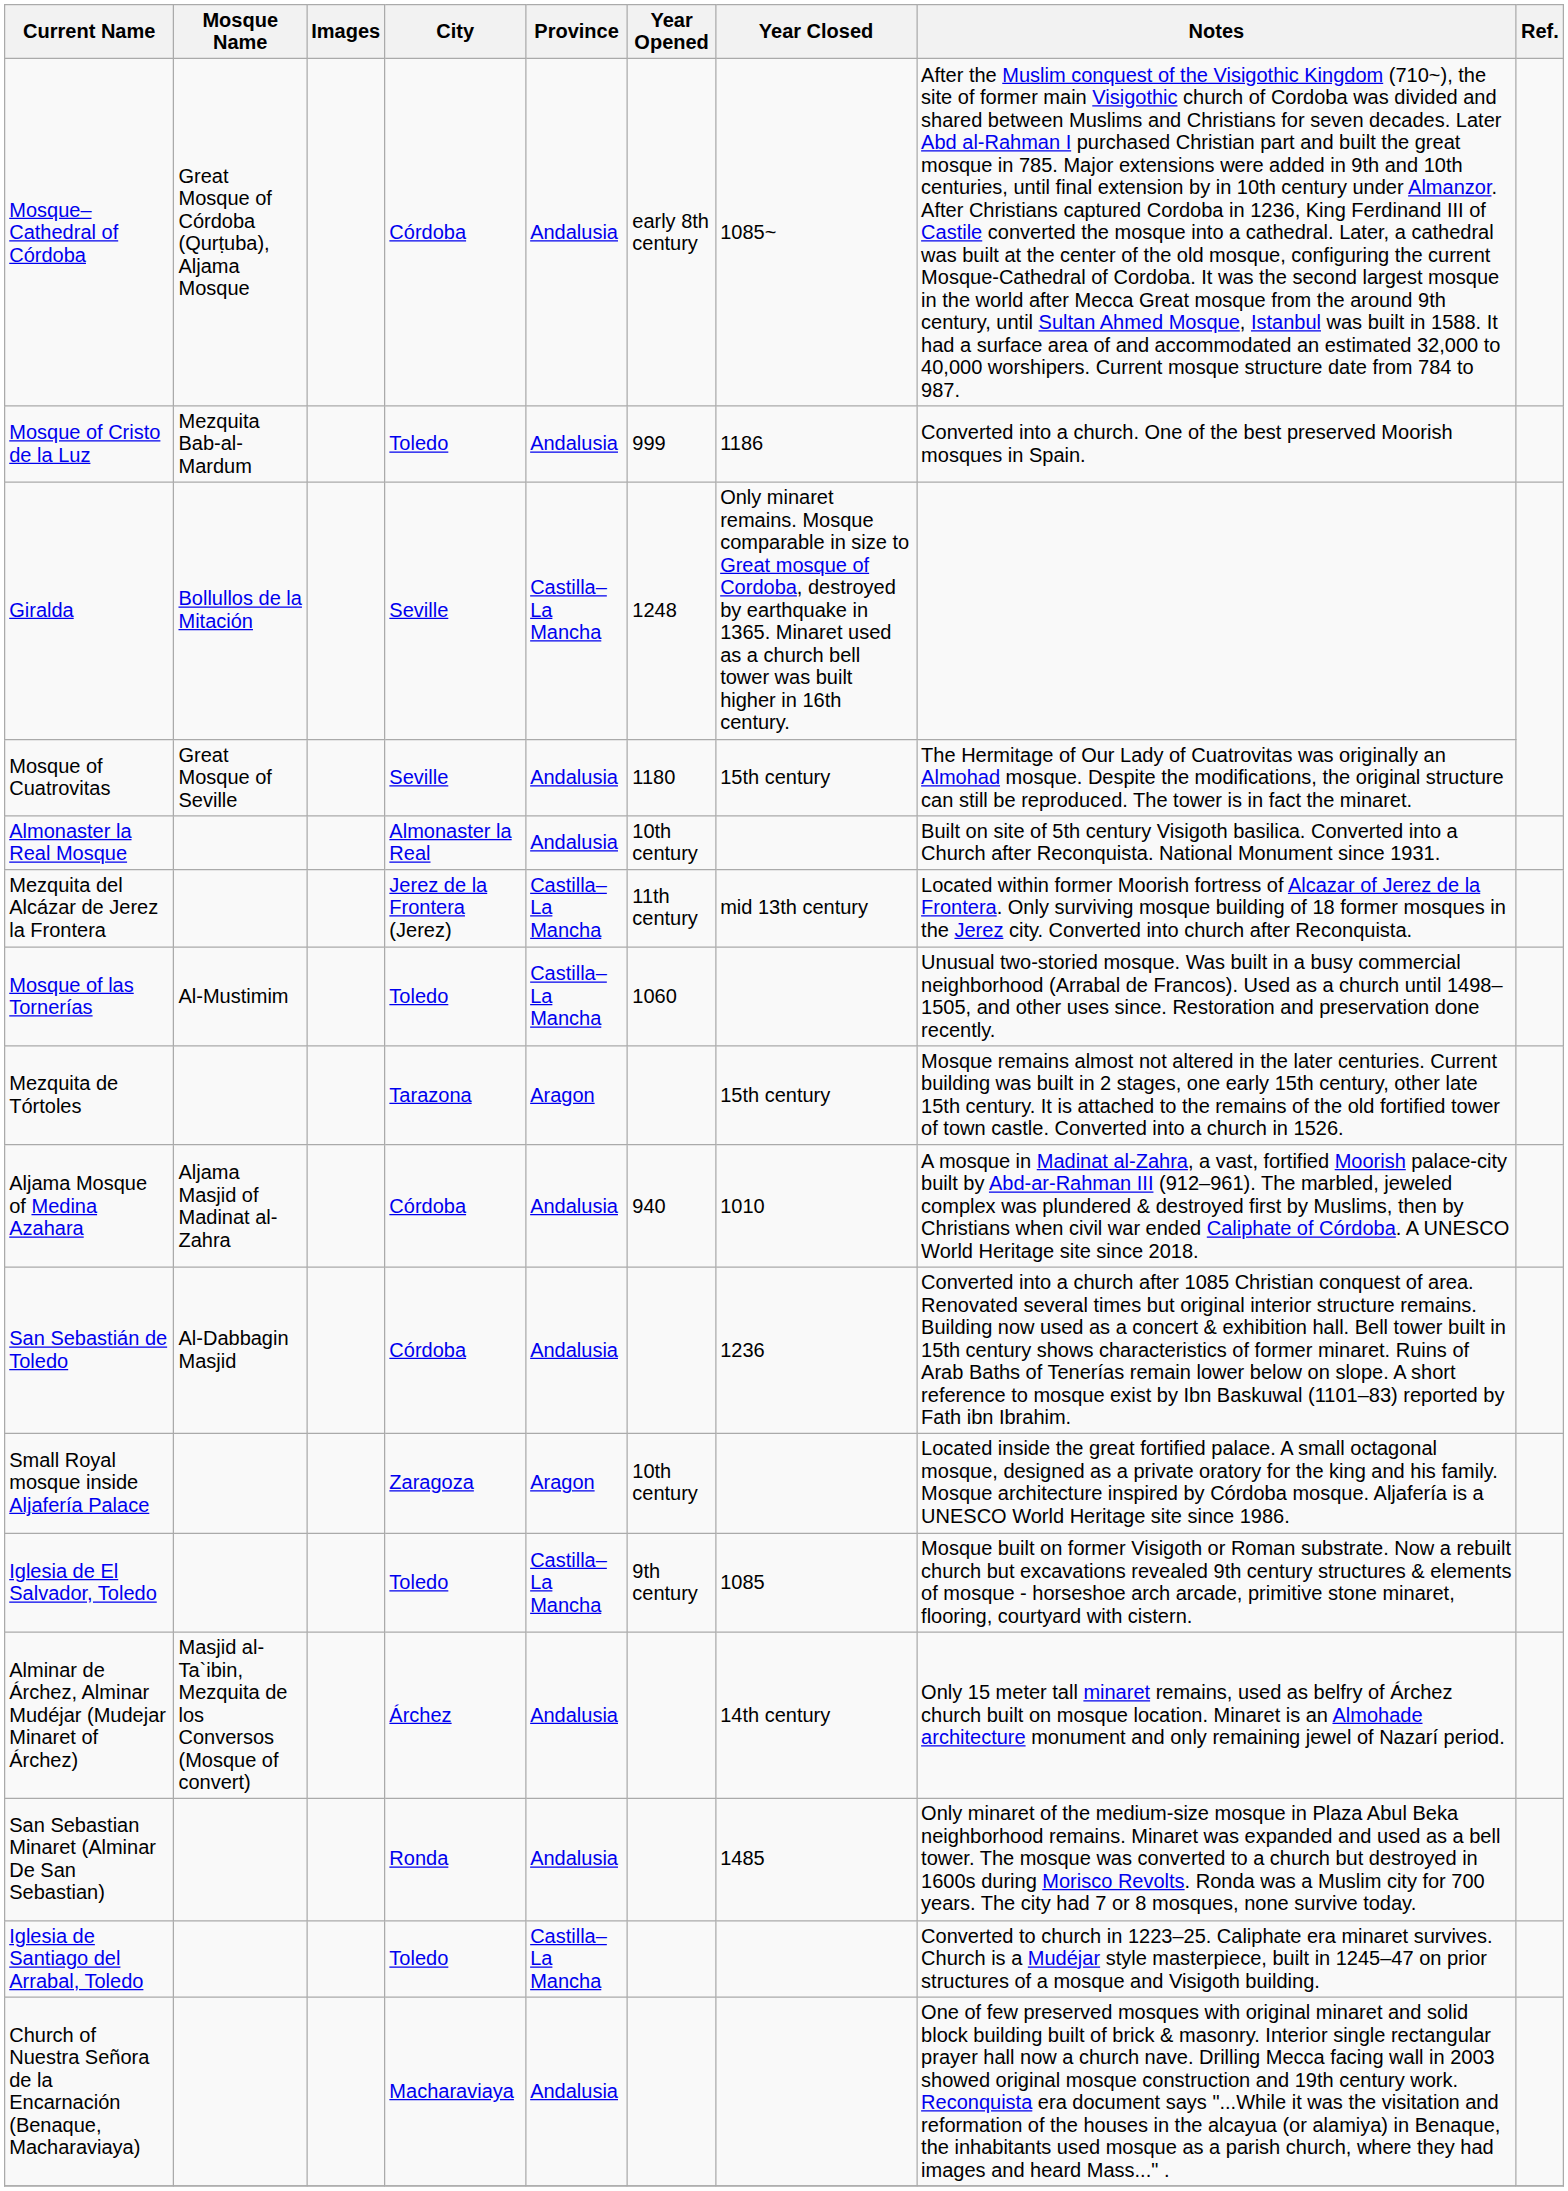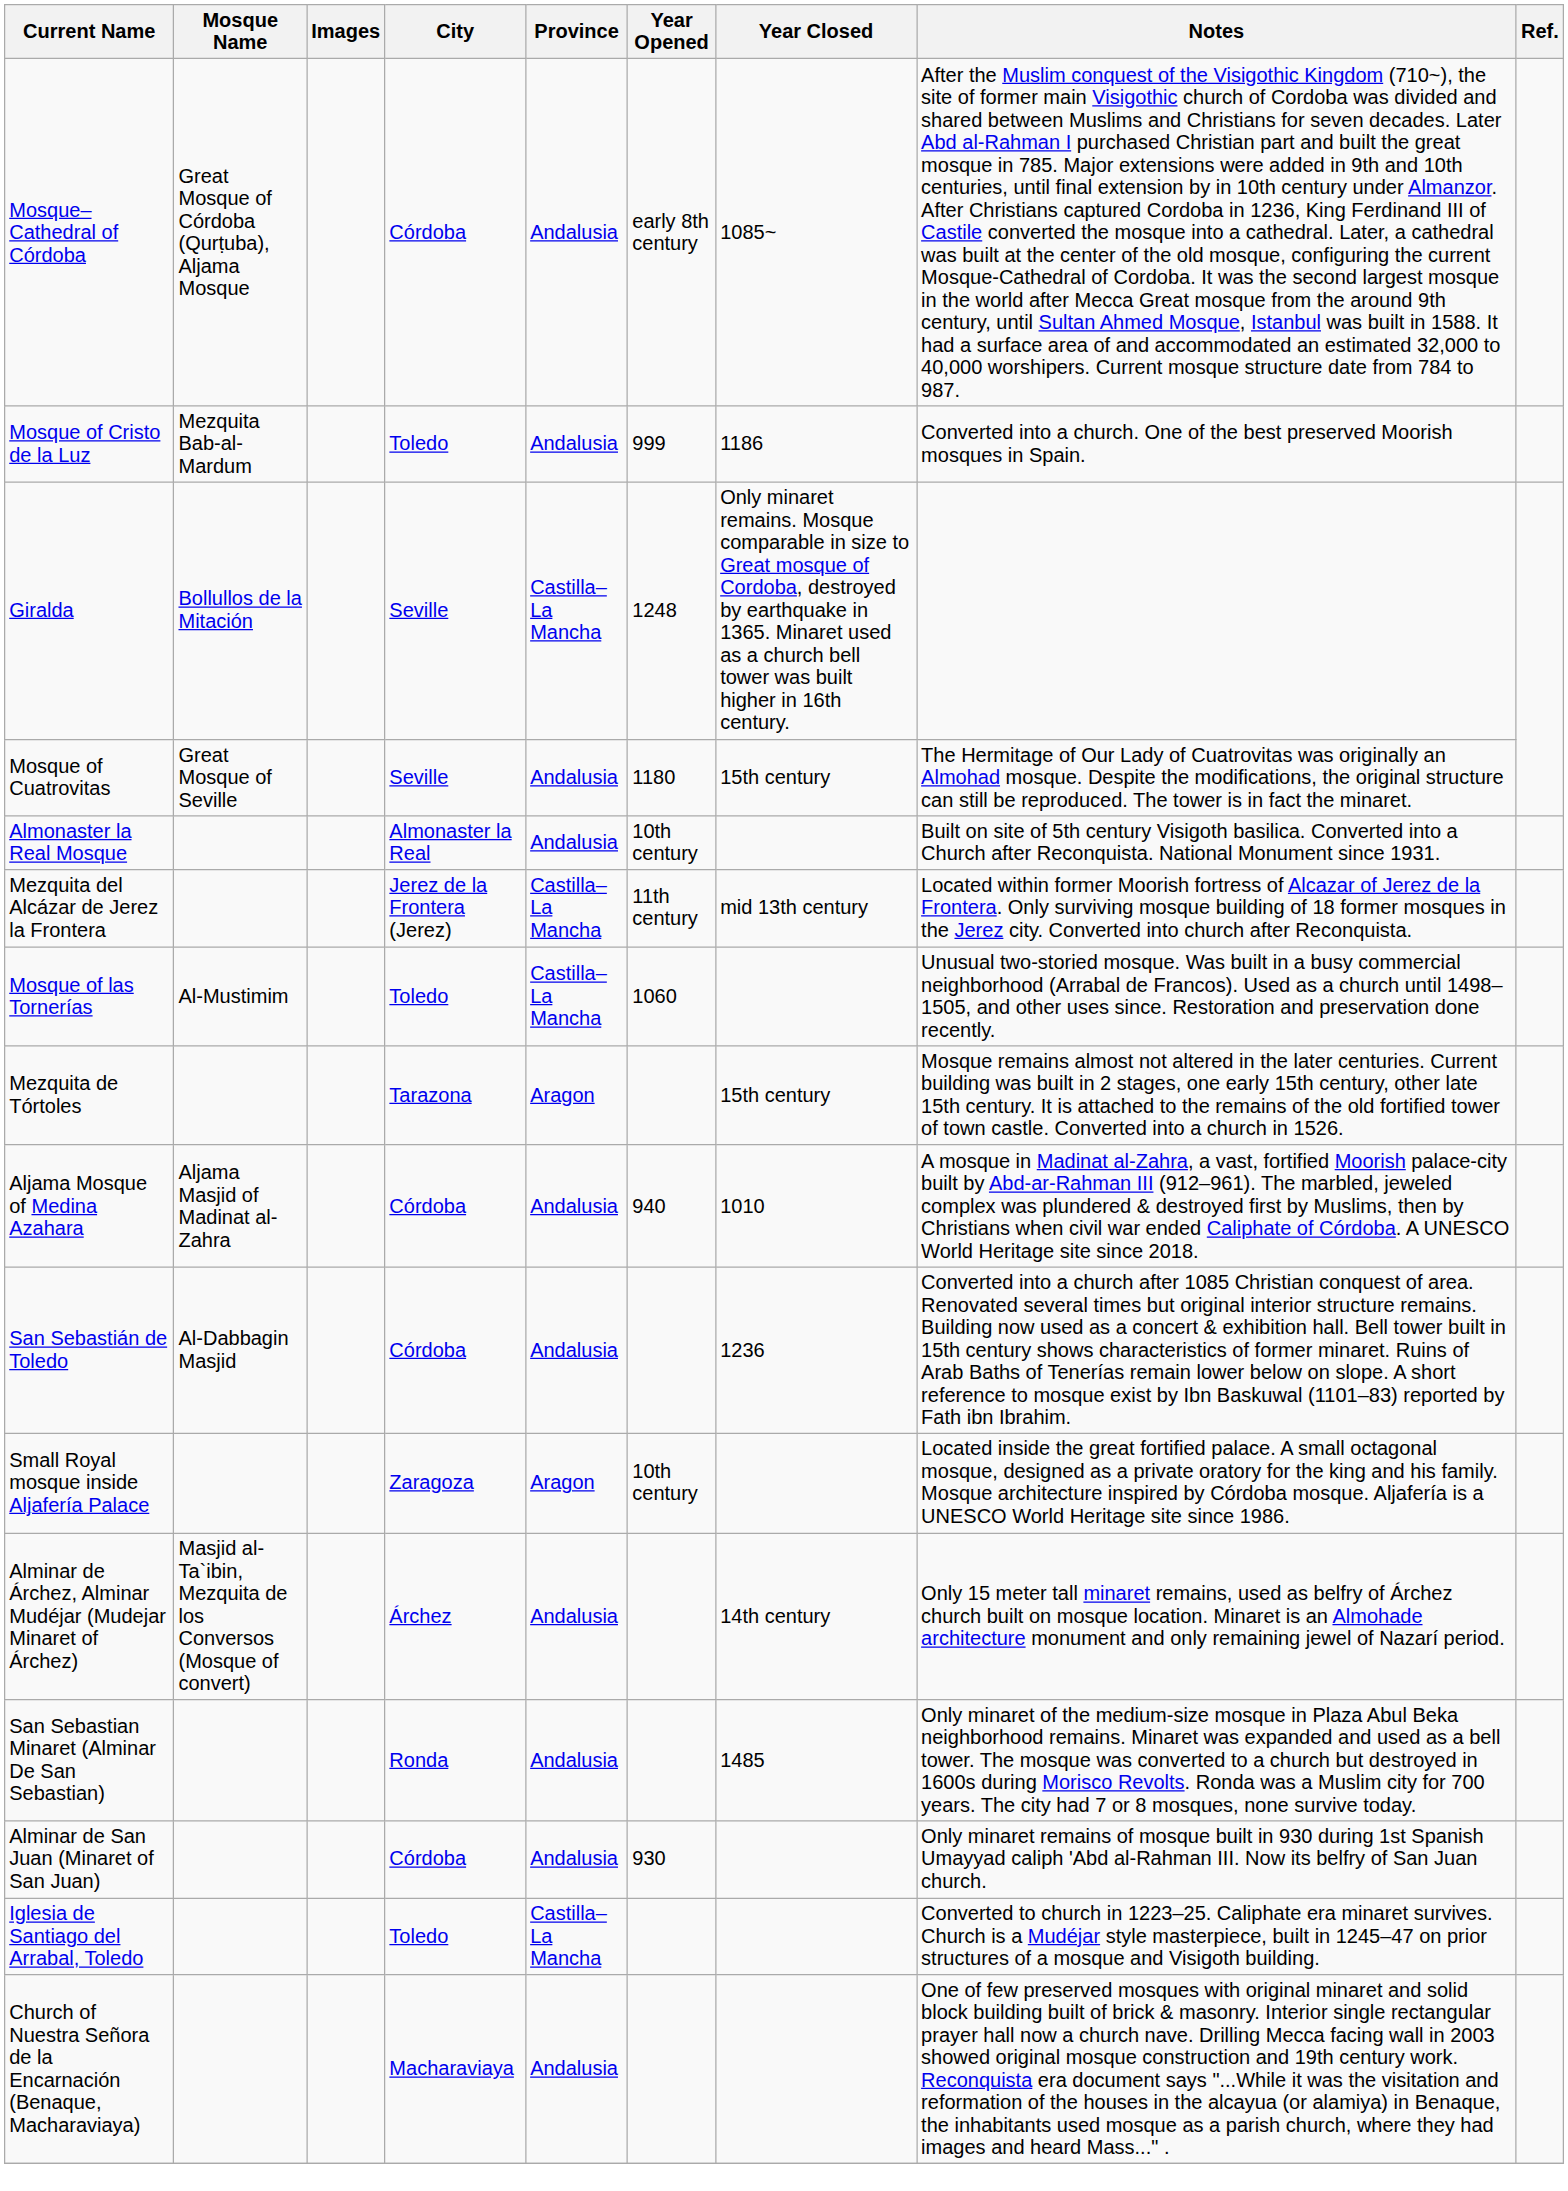- row: (83, 1582)
+ row: (81, 1859)
